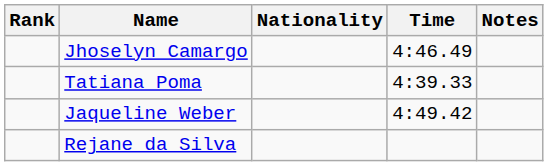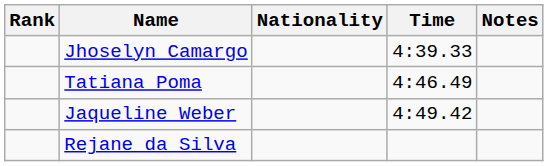(432, 51) 4:46.49 -> (432, 51) 4:39.33
(432, 83) 4:39.33 -> (432, 83) 4:46.49
